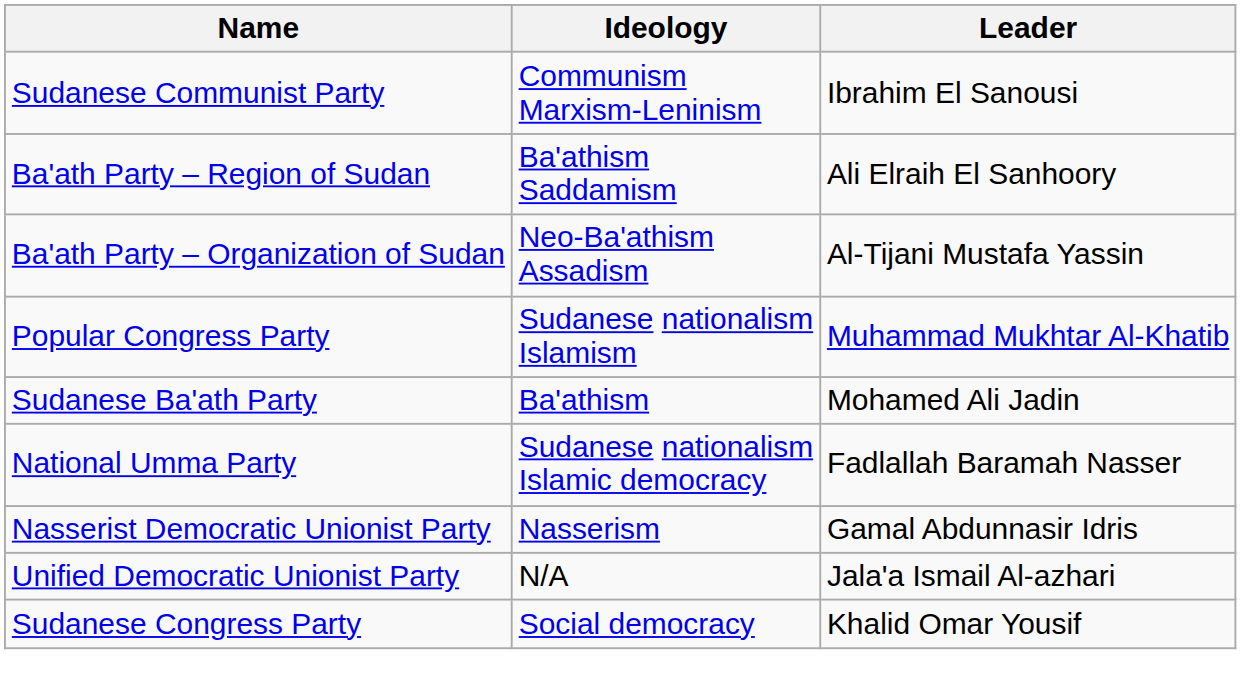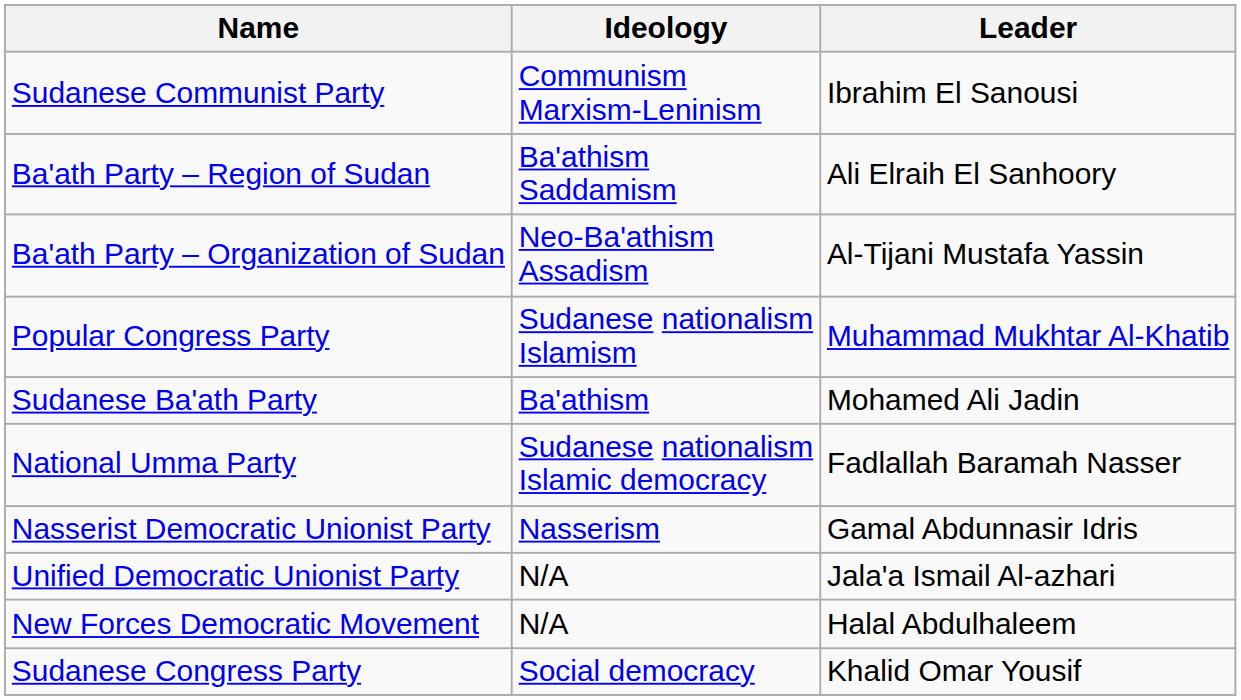+ row: (245, 623)
